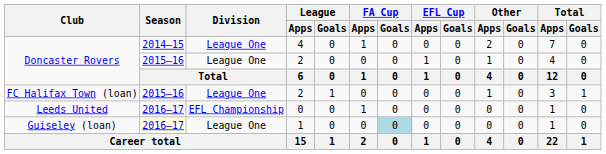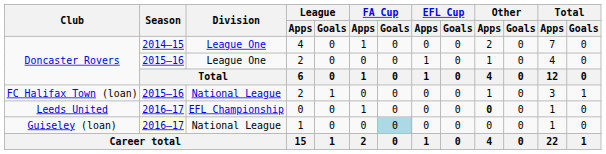(236, 93) League One -> (236, 93) National League
(489, 109) normal -> (489, 109) bold
(236, 125) League One -> (236, 125) National League
